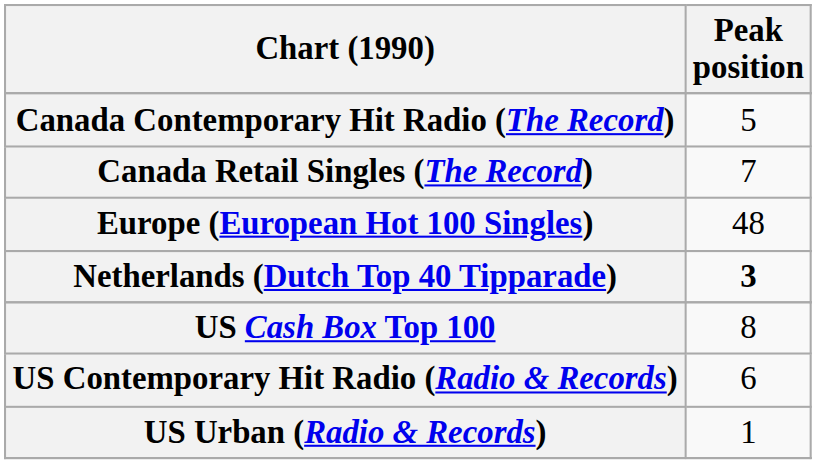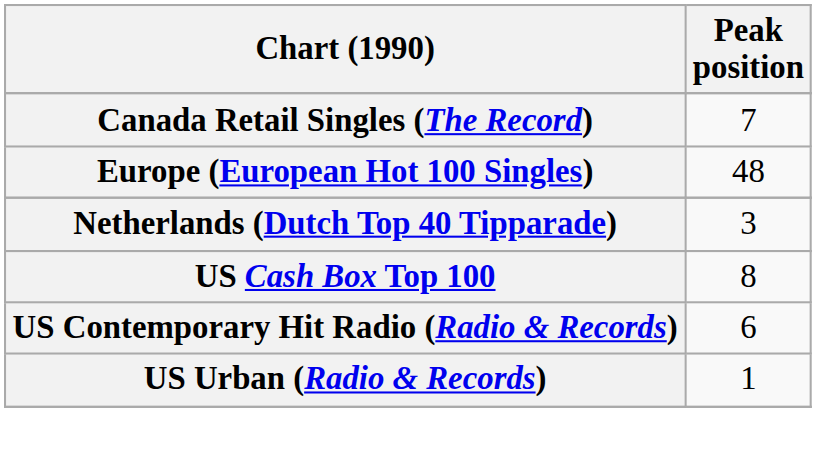- row: (345, 119)
(748, 275) bold -> (748, 223) normal
